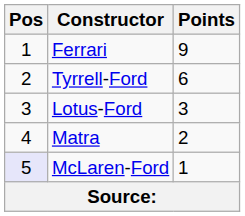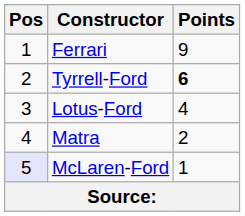(183, 79) normal -> (183, 79) bold
(183, 108) 3 -> (183, 108) 4
